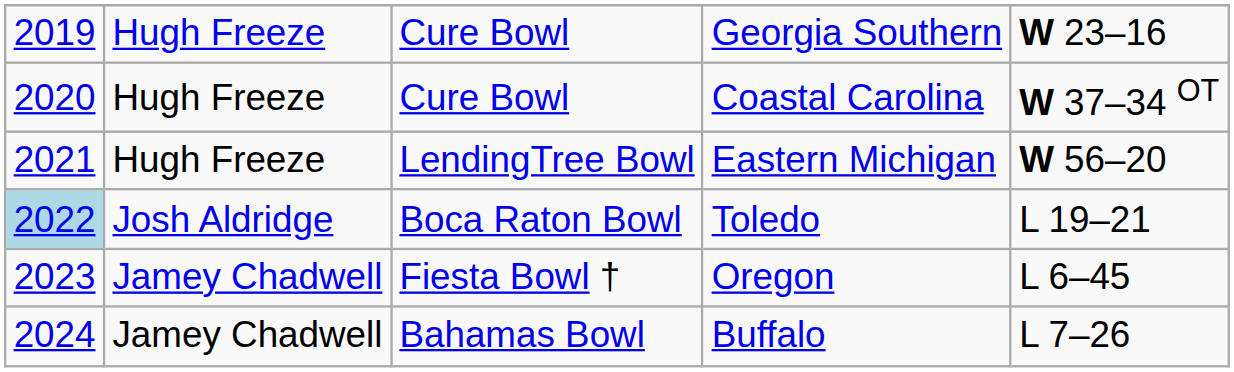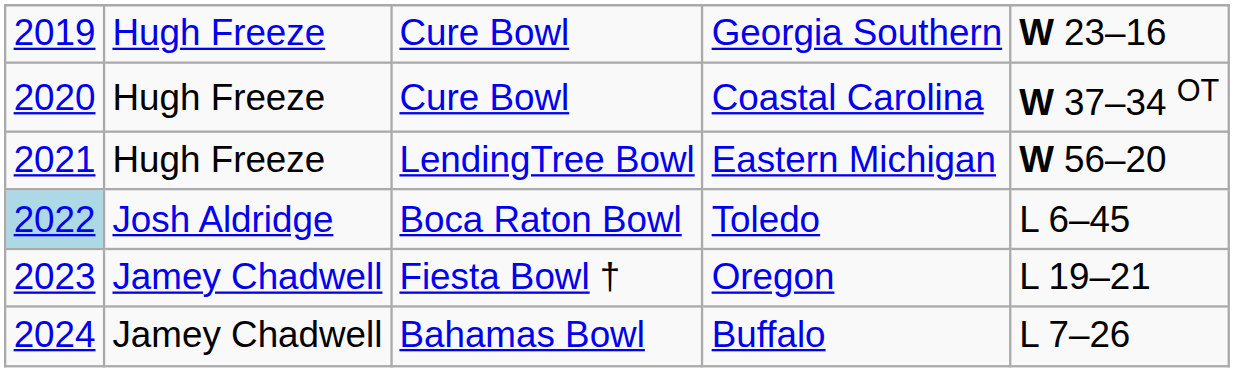(1085, 218) L 19–21 -> (1075, 218) L 6–45
(1075, 277) L 6–45 -> (1085, 277) L 19–21
